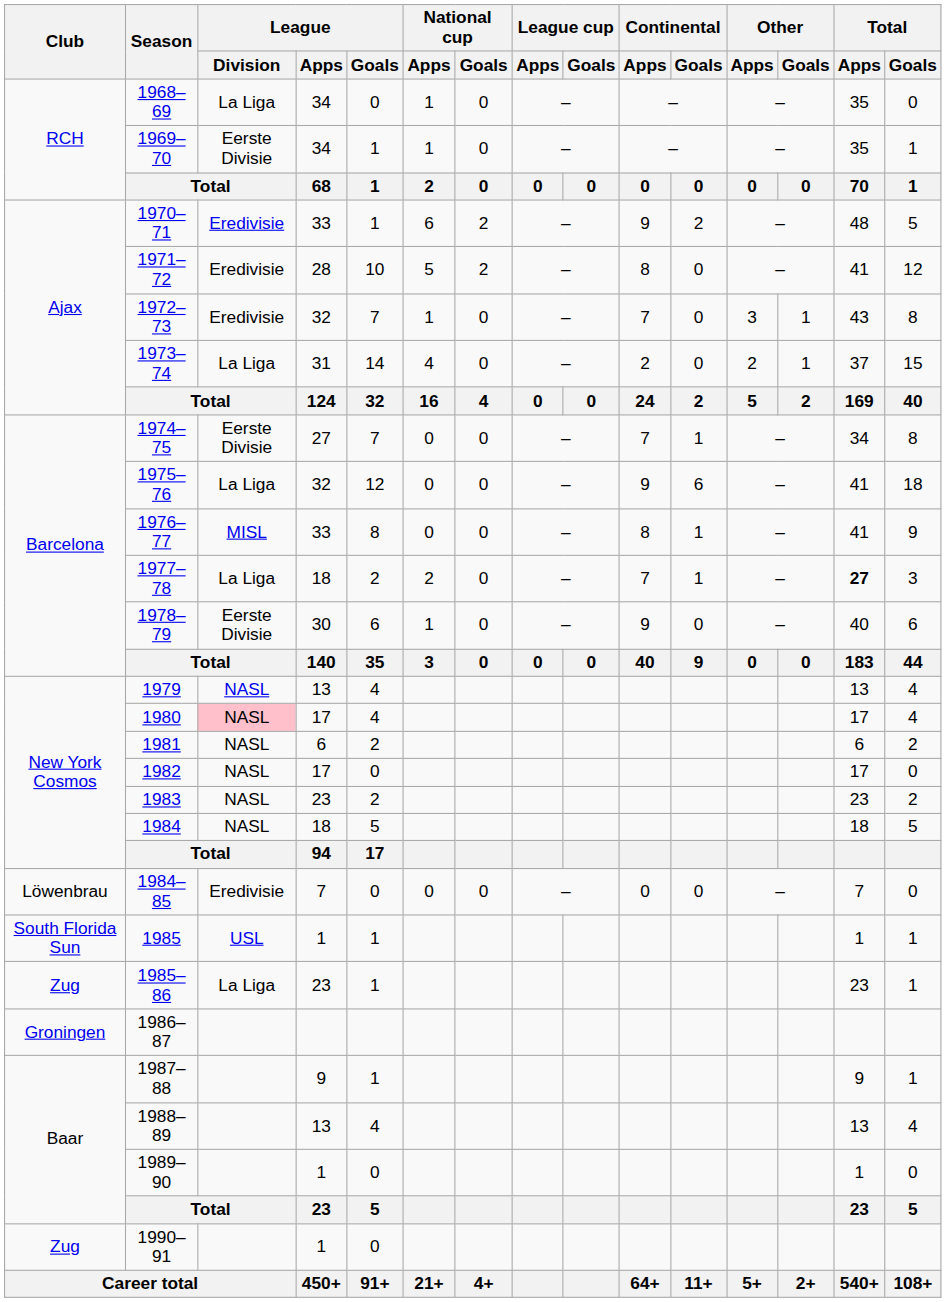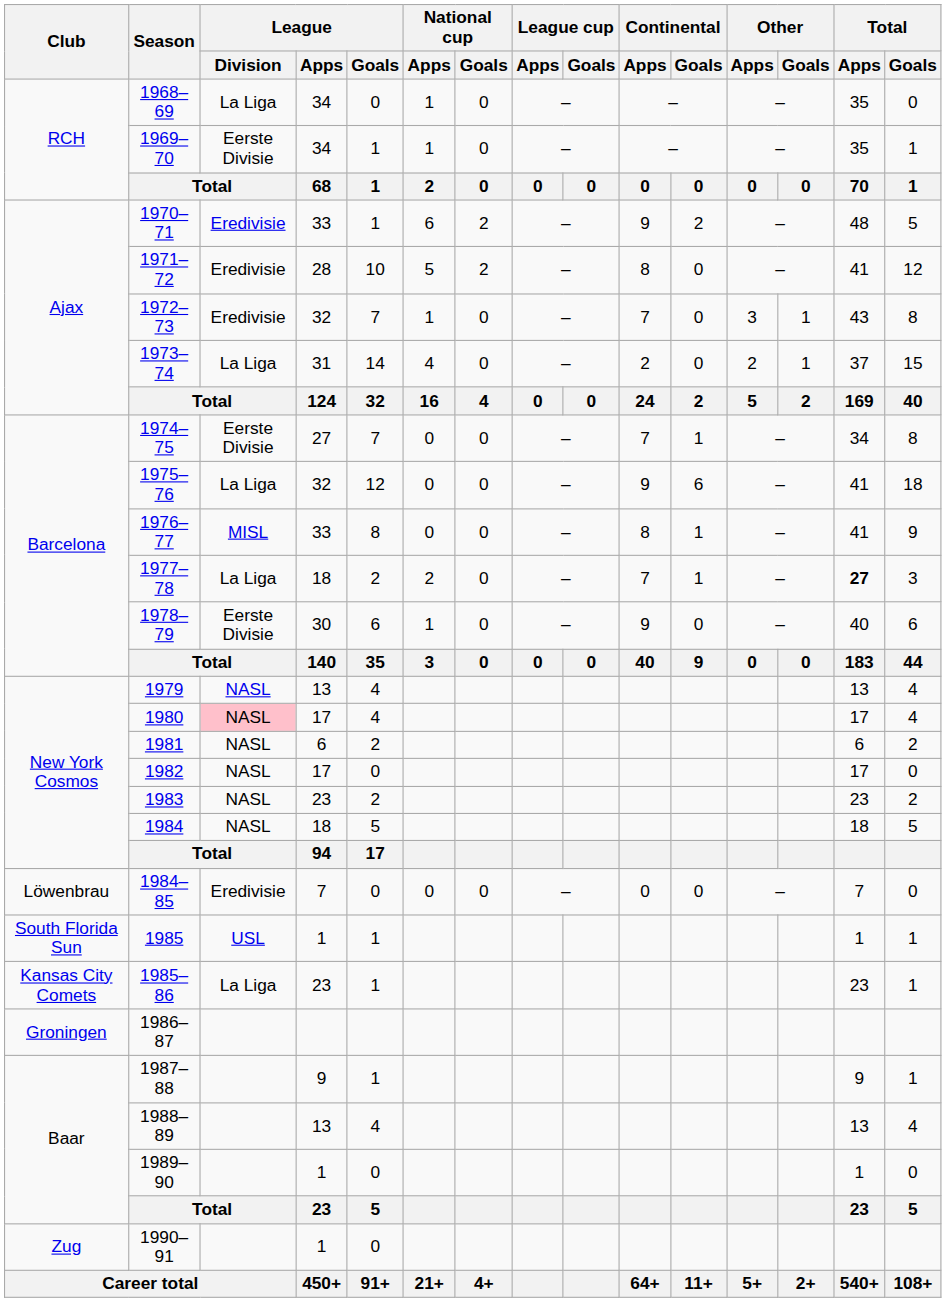(65, 985) Zug -> (66, 985) Kansas City Comets
